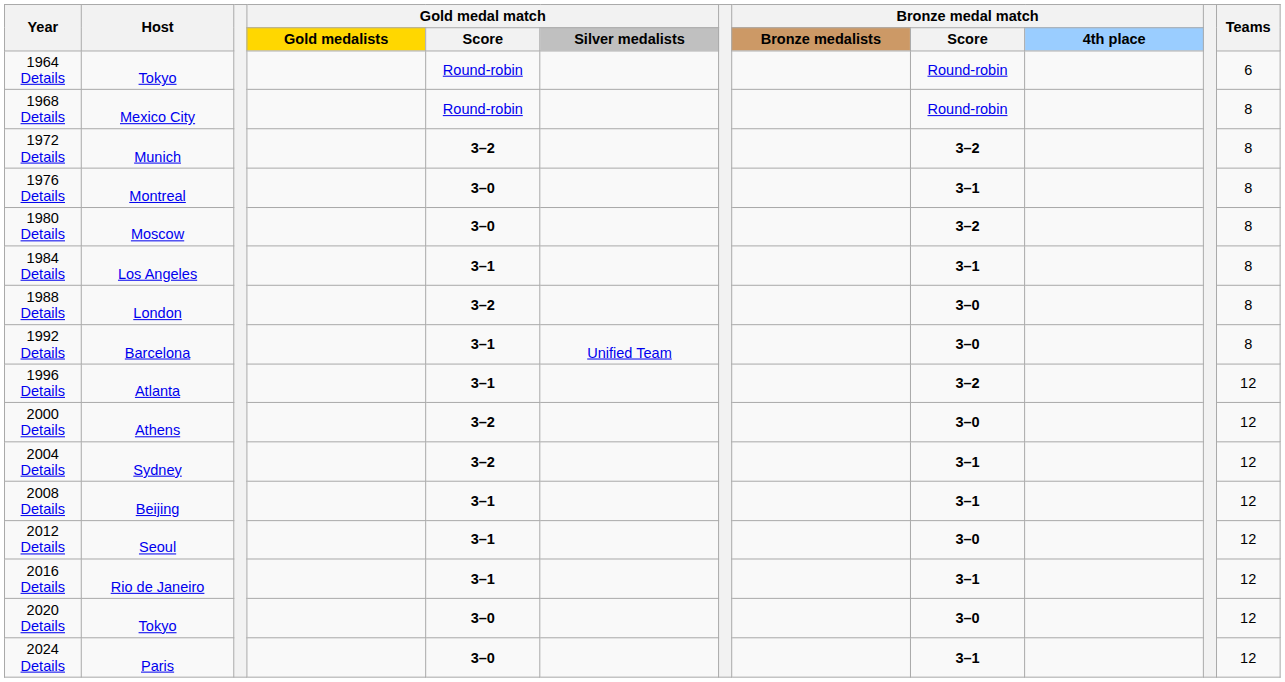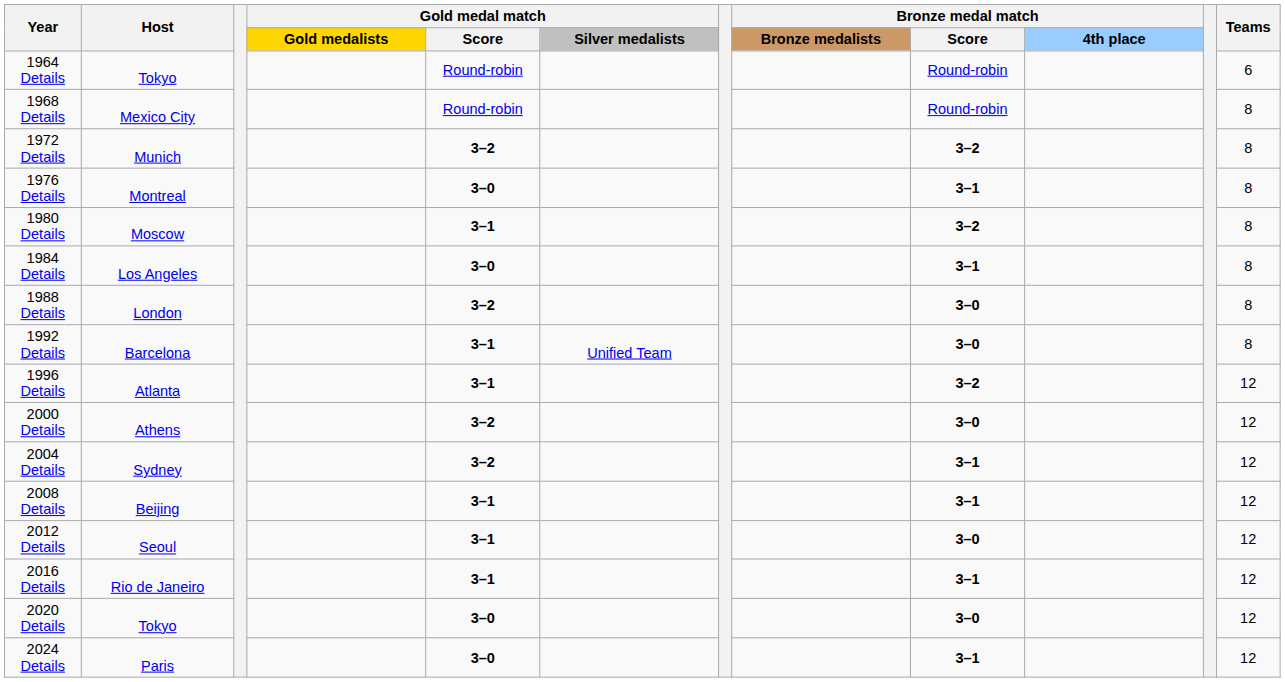(483, 227) 3–0 -> (483, 227) 3–1
(483, 266) 3–1 -> (483, 266) 3–0
